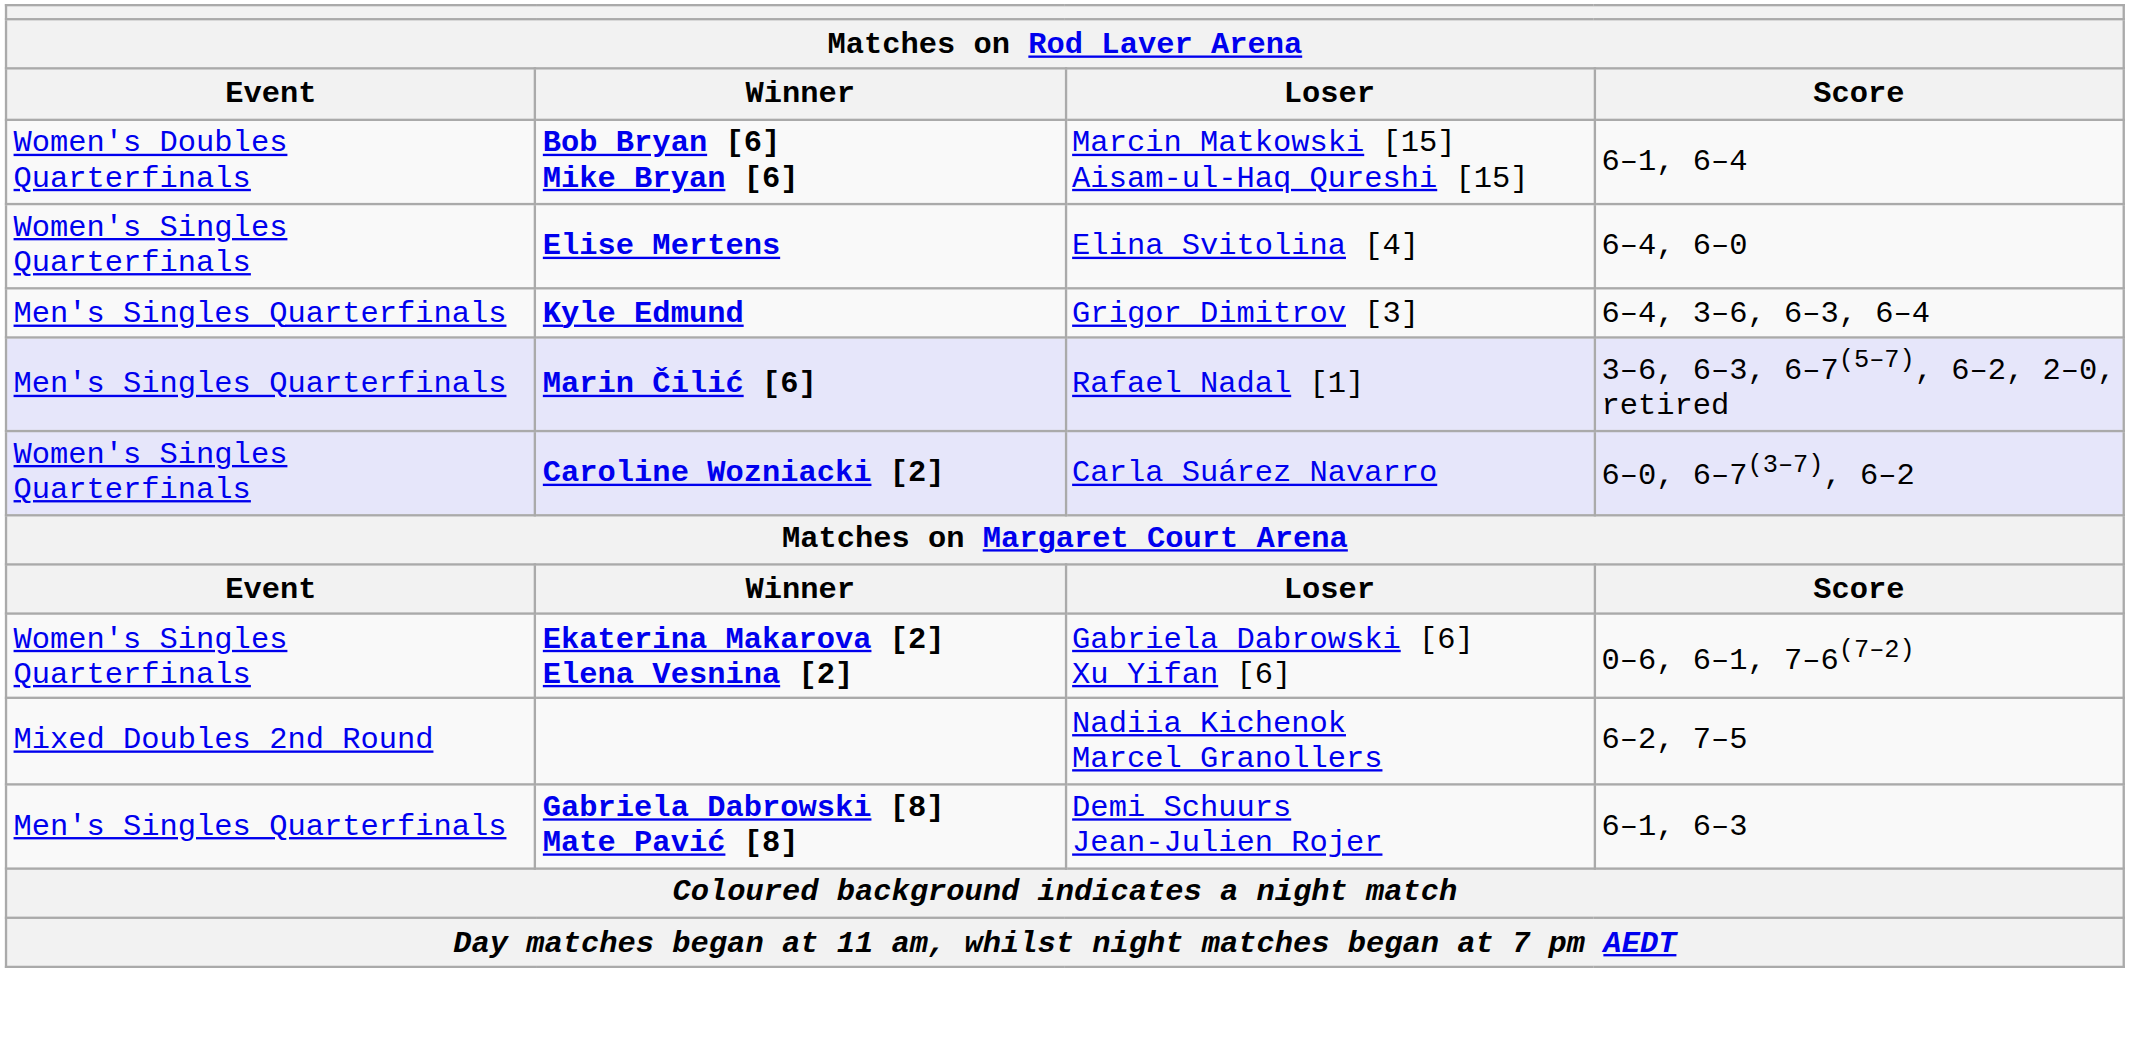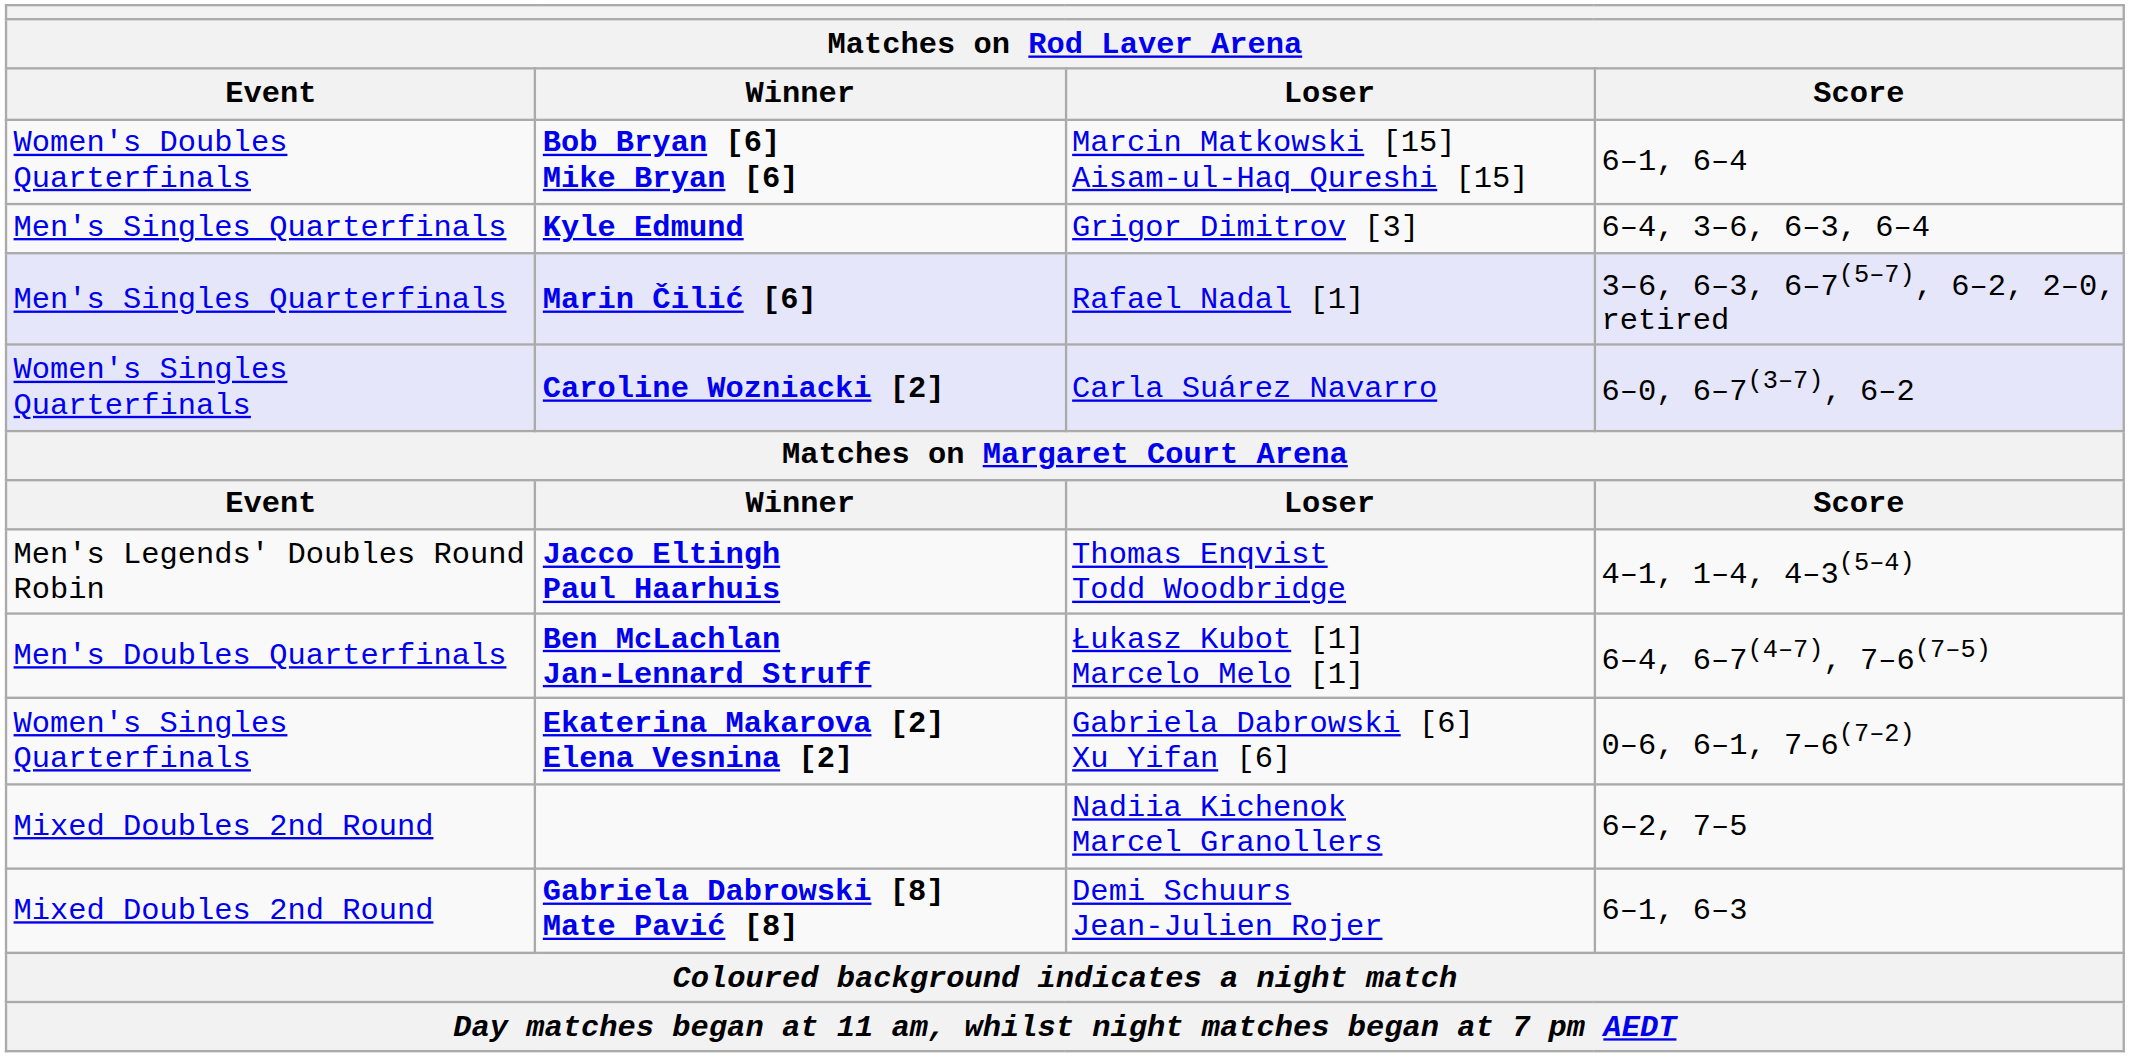- row: (662, 246)
+ row: (662, 572)
+ row: (707, 656)
(260, 826) Men's Singles Quarterfinals -> (224, 910) Mixed Doubles 2nd Round
